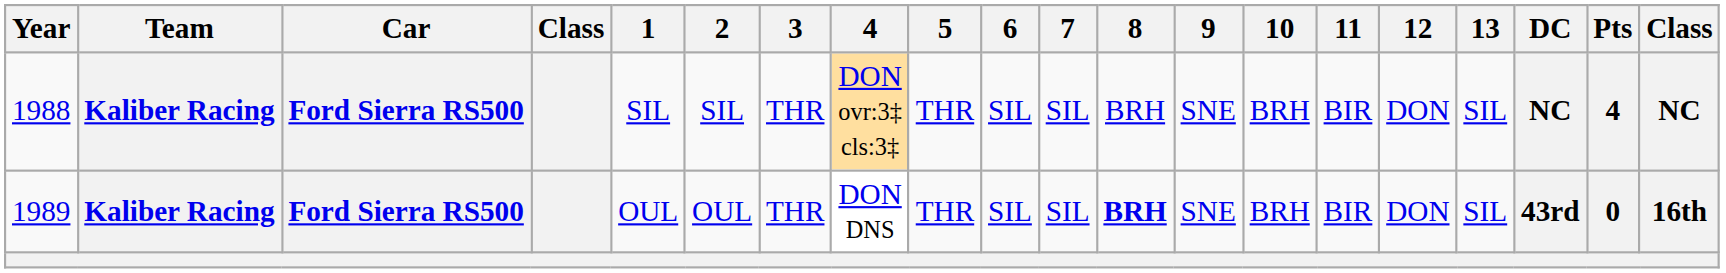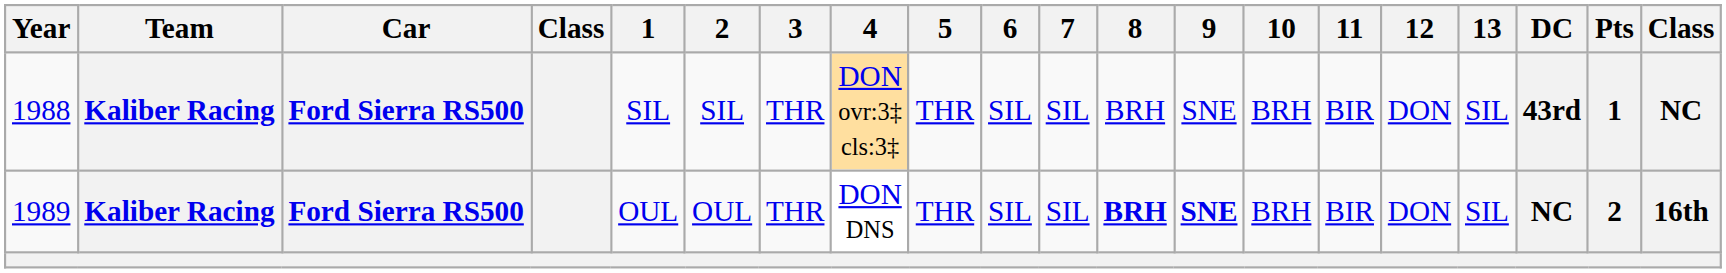(1550, 110) NC -> (1552, 110) 43rd
(1613, 110) 4 -> (1614, 110) 1
(1208, 210) normal -> (1209, 210) bold
(1550, 210) 43rd -> (1552, 210) NC
(1613, 210) 0 -> (1614, 210) 2
